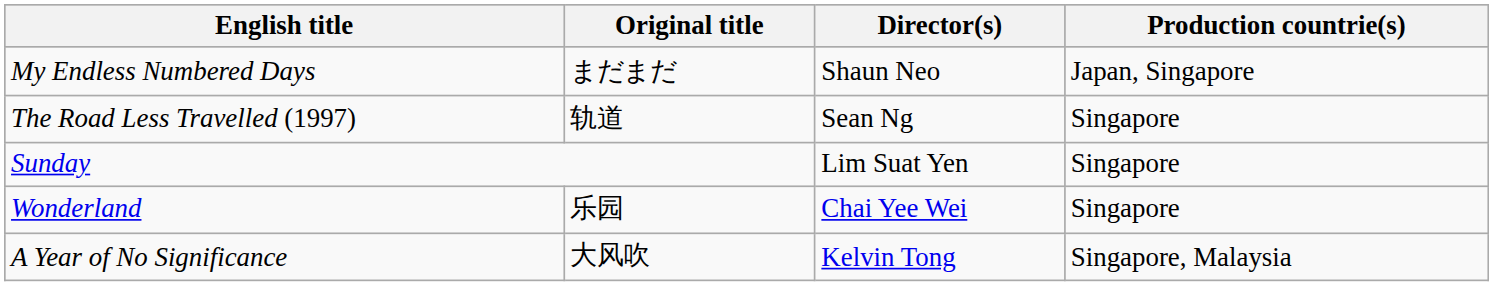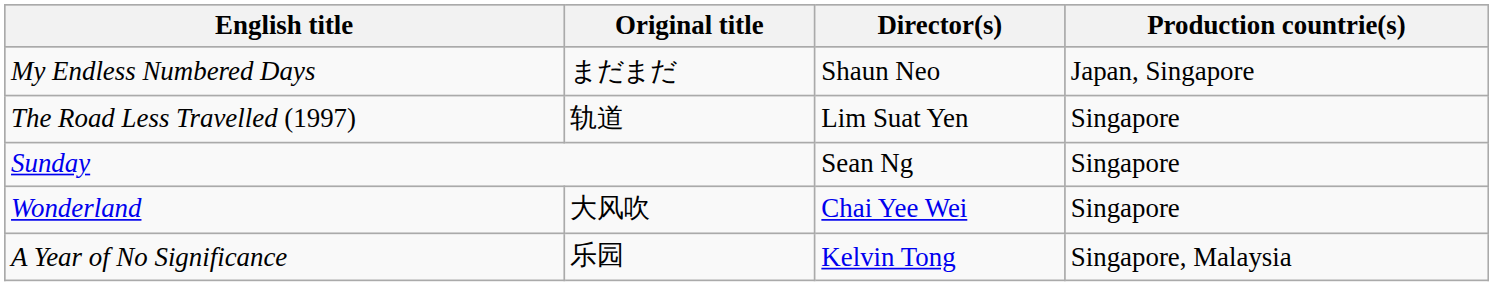(867, 118) Sean Ng -> (895, 118) Lim Suat Yen
(895, 163) Lim Suat Yen -> (867, 163) Sean Ng
(597, 208) 乐园 -> (610, 208) 大风吹
(610, 255) 大风吹 -> (597, 255) 乐园
